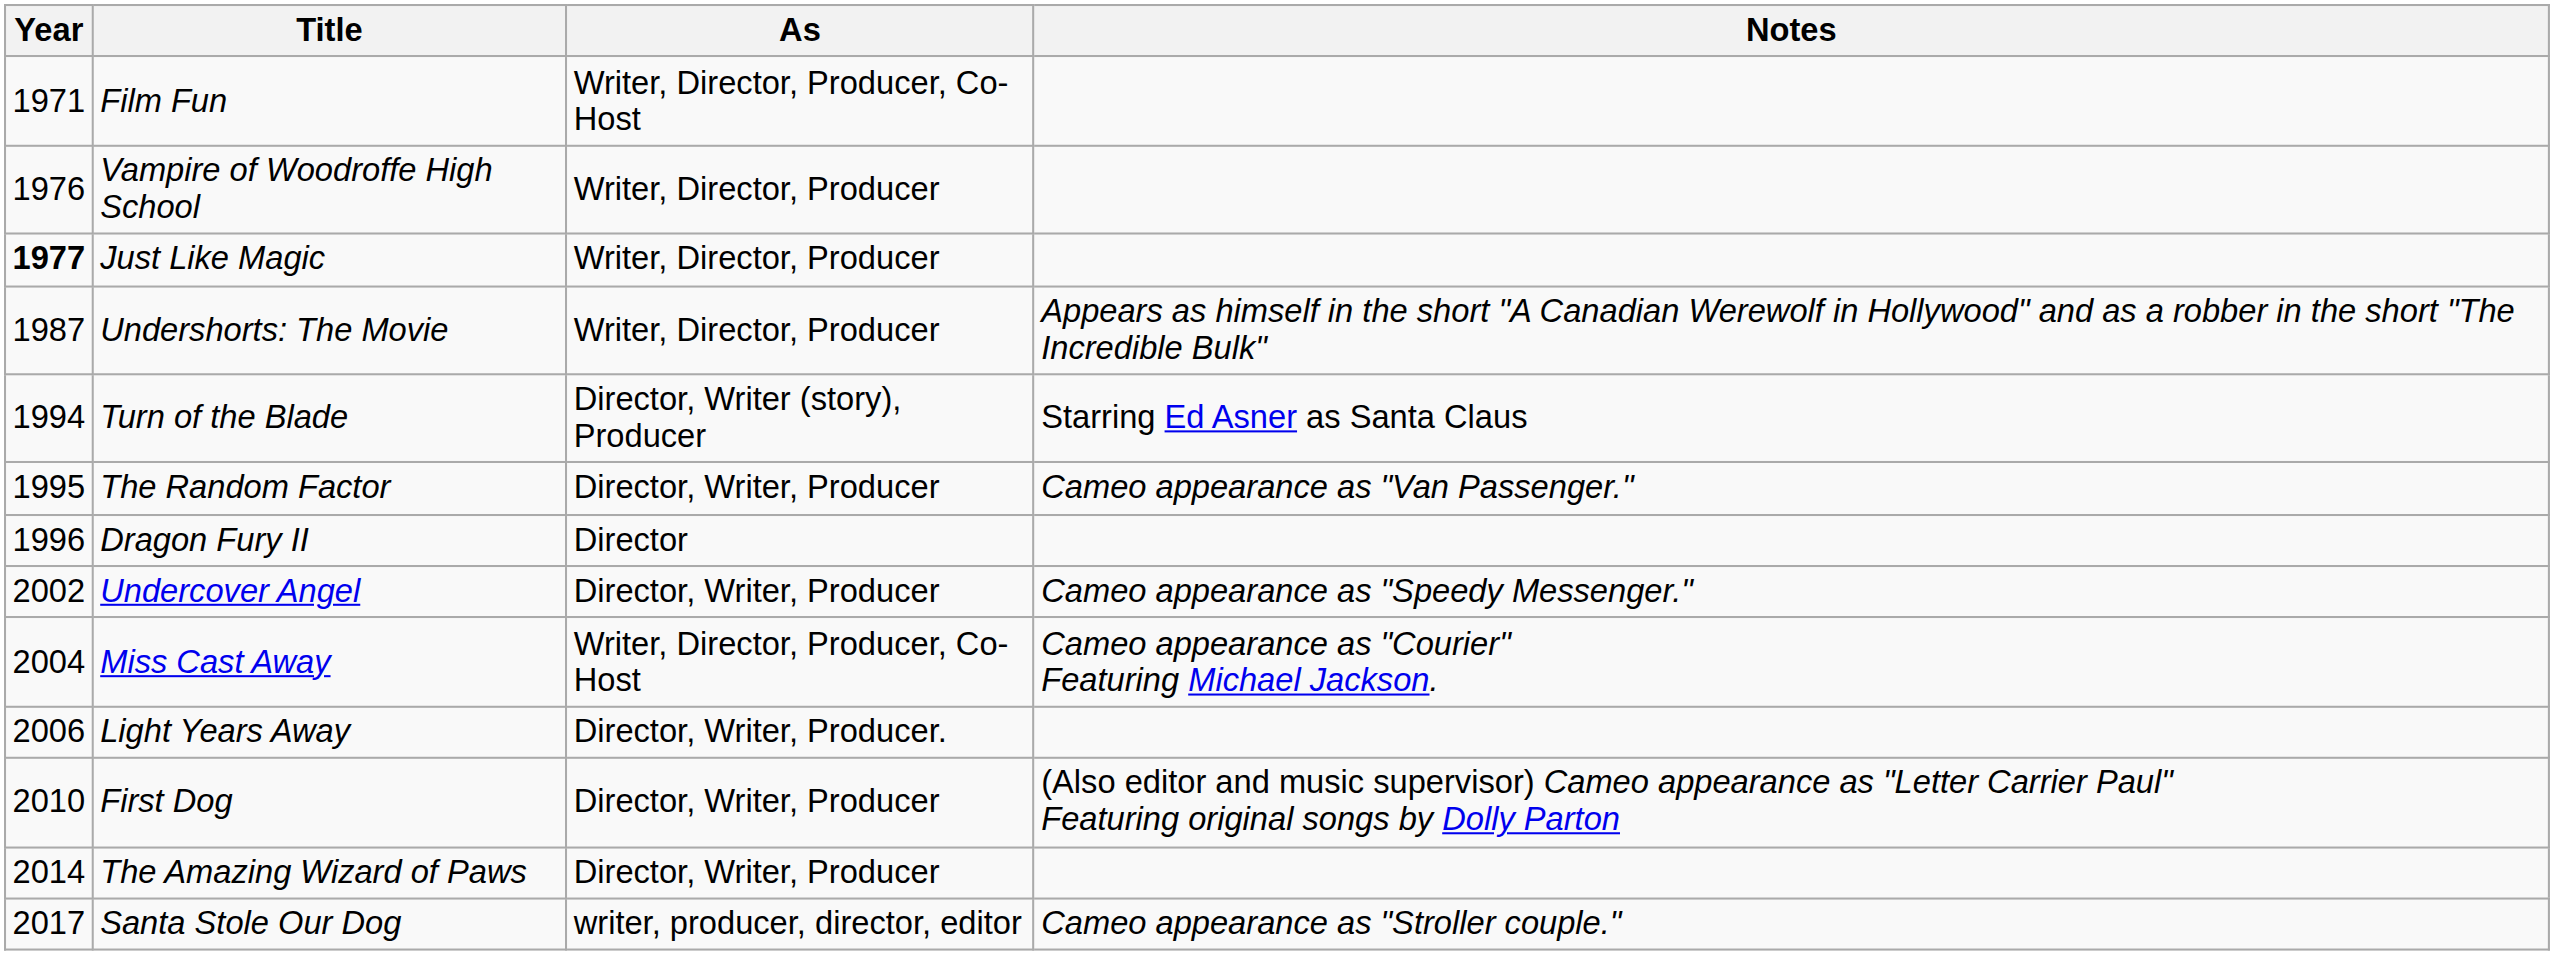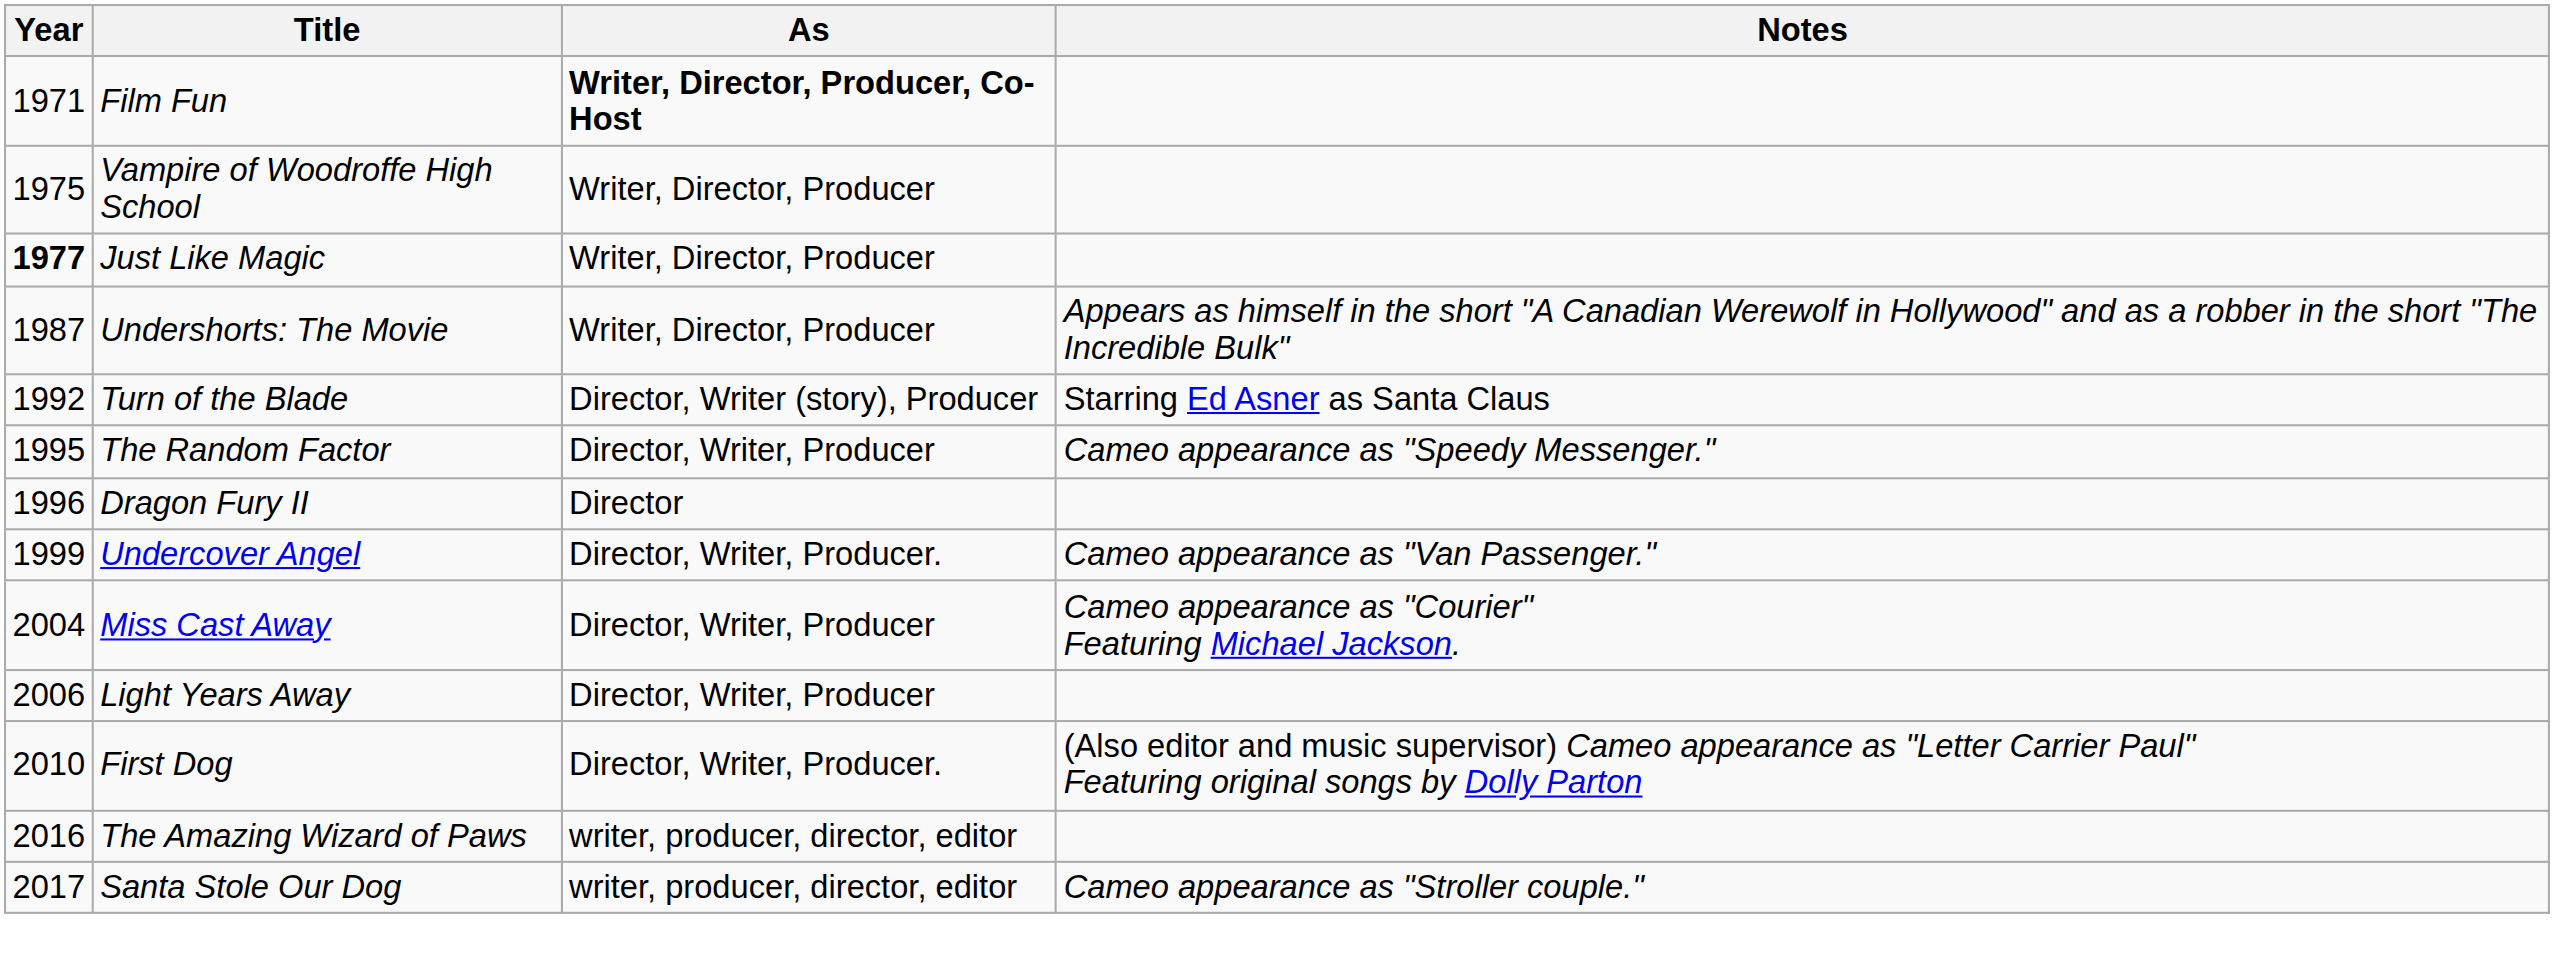(791, 100) normal -> (802, 100) bold
(49, 188) 1976 -> (49, 188) 1975
(49, 417) 1994 -> (49, 399) 1992
(1337, 487) Cameo appearance as "Van Passenger." -> (1389, 451) Cameo appearance as "Speedy Messenger."
(49, 591) 2002 -> (49, 554) 1999
(757, 591) Director, Writer, Producer -> (756, 554) Director, Writer, Producer.
(1367, 591) Cameo appearance as "Speedy Messenger." -> (1360, 554) Cameo appearance as "Van Passenger."
(791, 661) Writer, Director, Producer, Co-Host -> (752, 624) Director, Writer, Producer
(760, 731) Director, Writer, Producer. -> (752, 694) Director, Writer, Producer
(757, 801) Director, Writer, Producer -> (756, 765) Director, Writer, Producer.
(49, 871) 2014 -> (49, 835) 2016
(757, 871) Director, Writer, Producer -> (793, 835) writer, producer, director, editor
